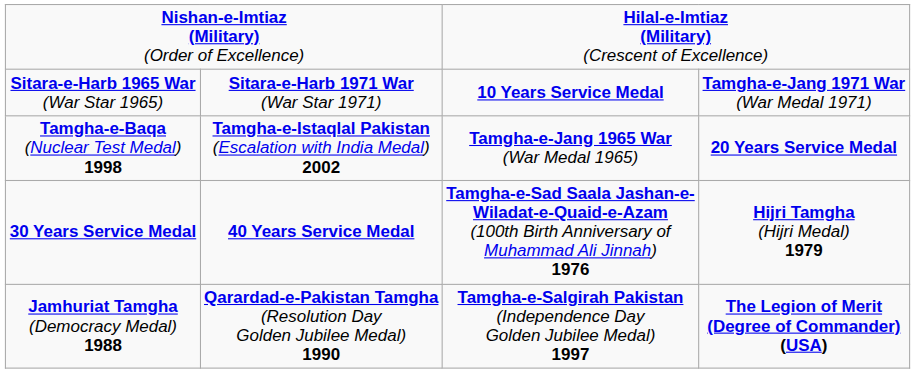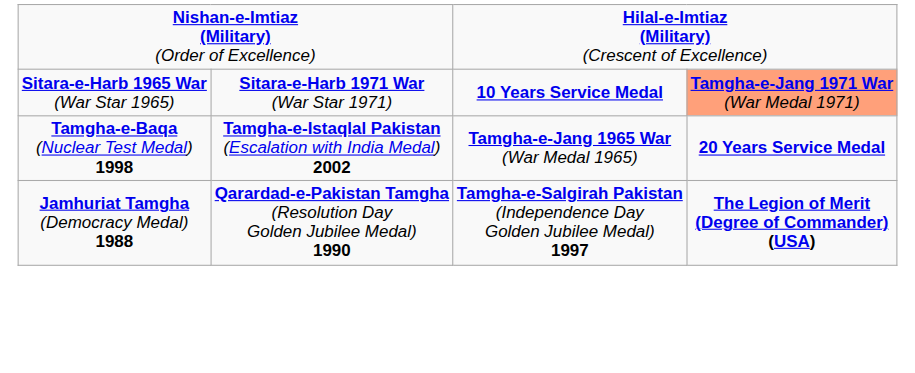(804, 92) no background -> (792, 92) lightsalmon background
- row: (103, 232)
